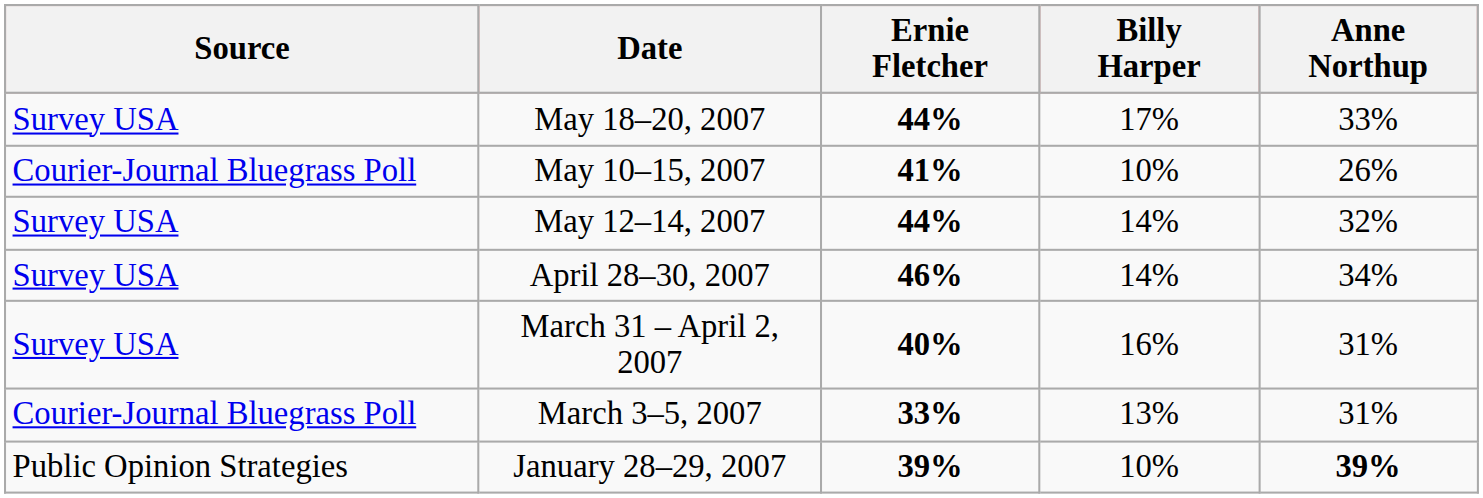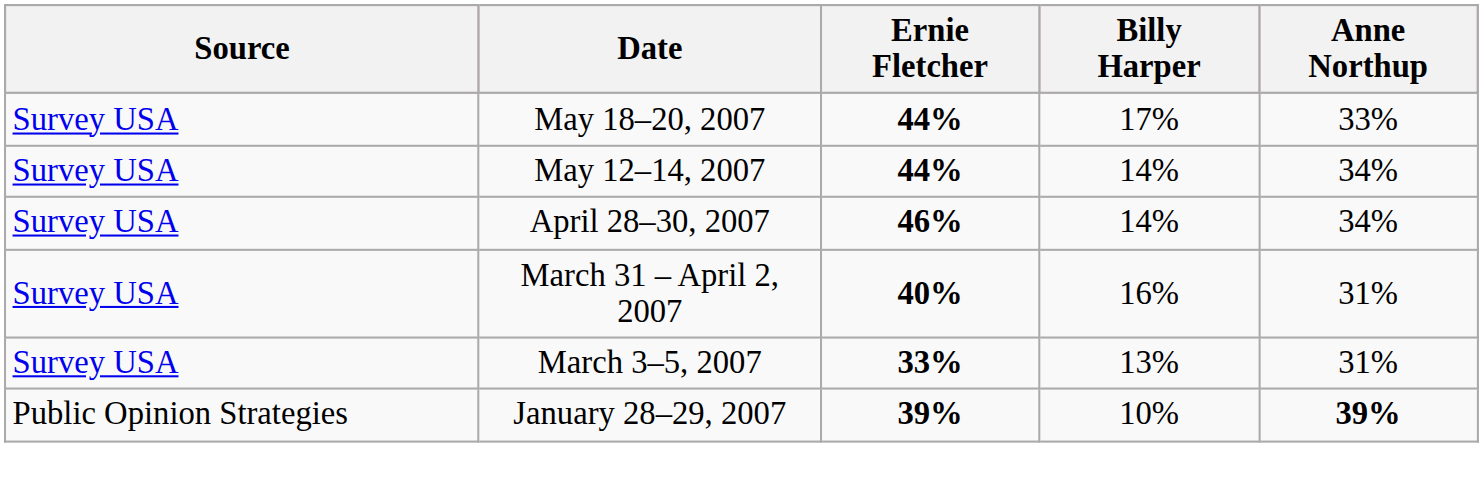- row: (650, 170)
(1368, 222) 32% -> (1368, 170) 34%
(214, 414) Courier-Journal Bluegrass Poll -> (96, 362) Survey USA
